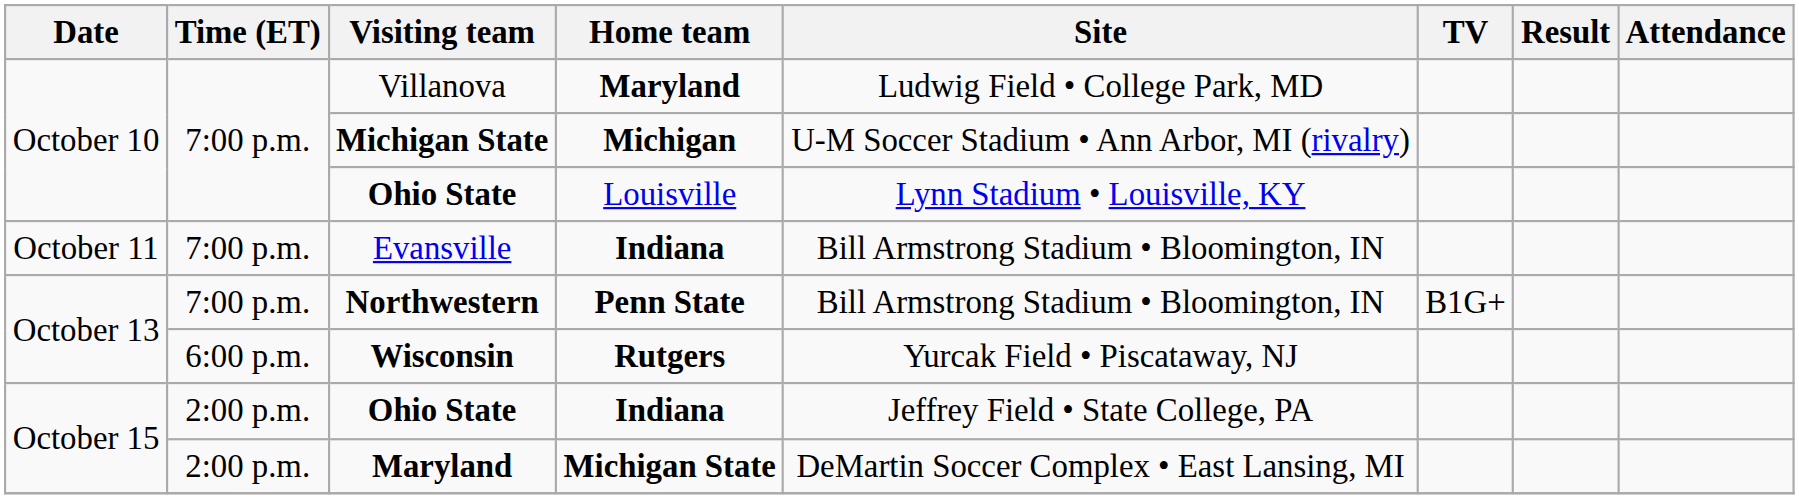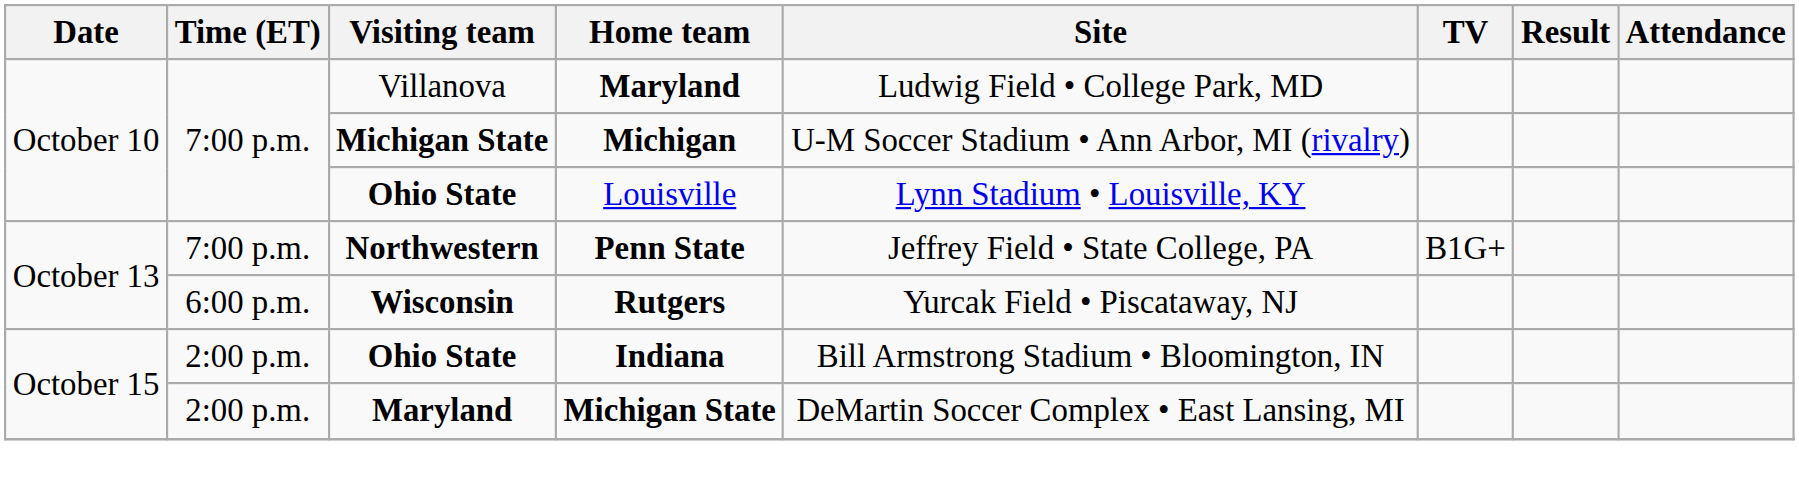- row: (442, 248)
(1101, 302) Bill Armstrong Stadium • Bloomington, IN -> (1101, 248) Jeffrey Field • State College, PA
(1101, 410) Jeffrey Field • State College, PA -> (1101, 356) Bill Armstrong Stadium • Bloomington, IN
